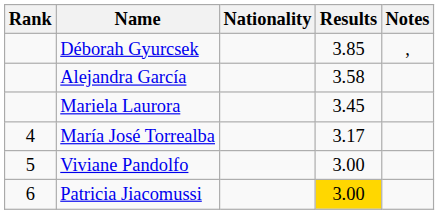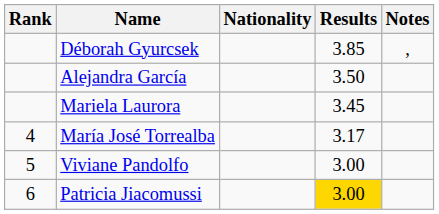(348, 77) 3.58 -> (348, 77) 3.50
